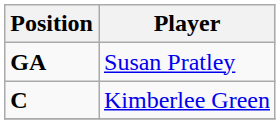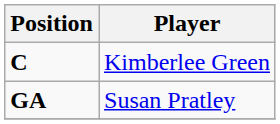rows swapped: (28, 61) <-> (19, 99)
